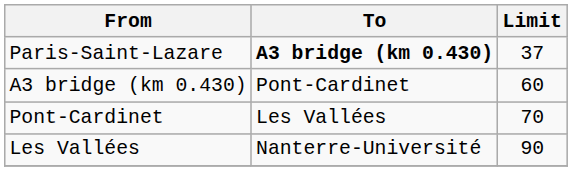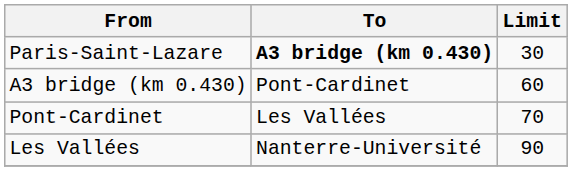(532, 53) 37 -> (532, 53) 30
